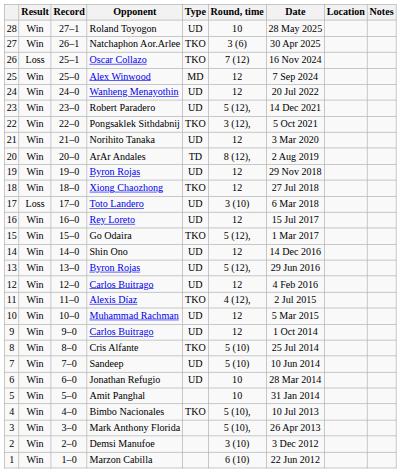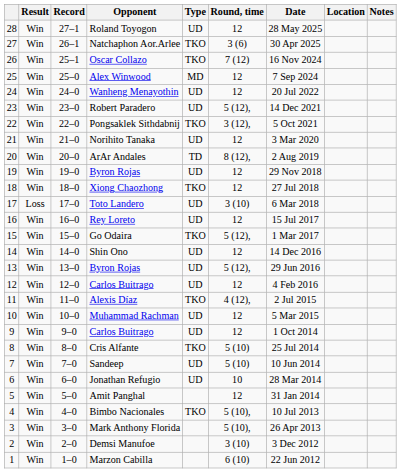(237, 28) 10 -> (237, 28) 12
(35, 60) Loss -> (35, 60) Win
(237, 396) 10 -> (237, 396) 12
